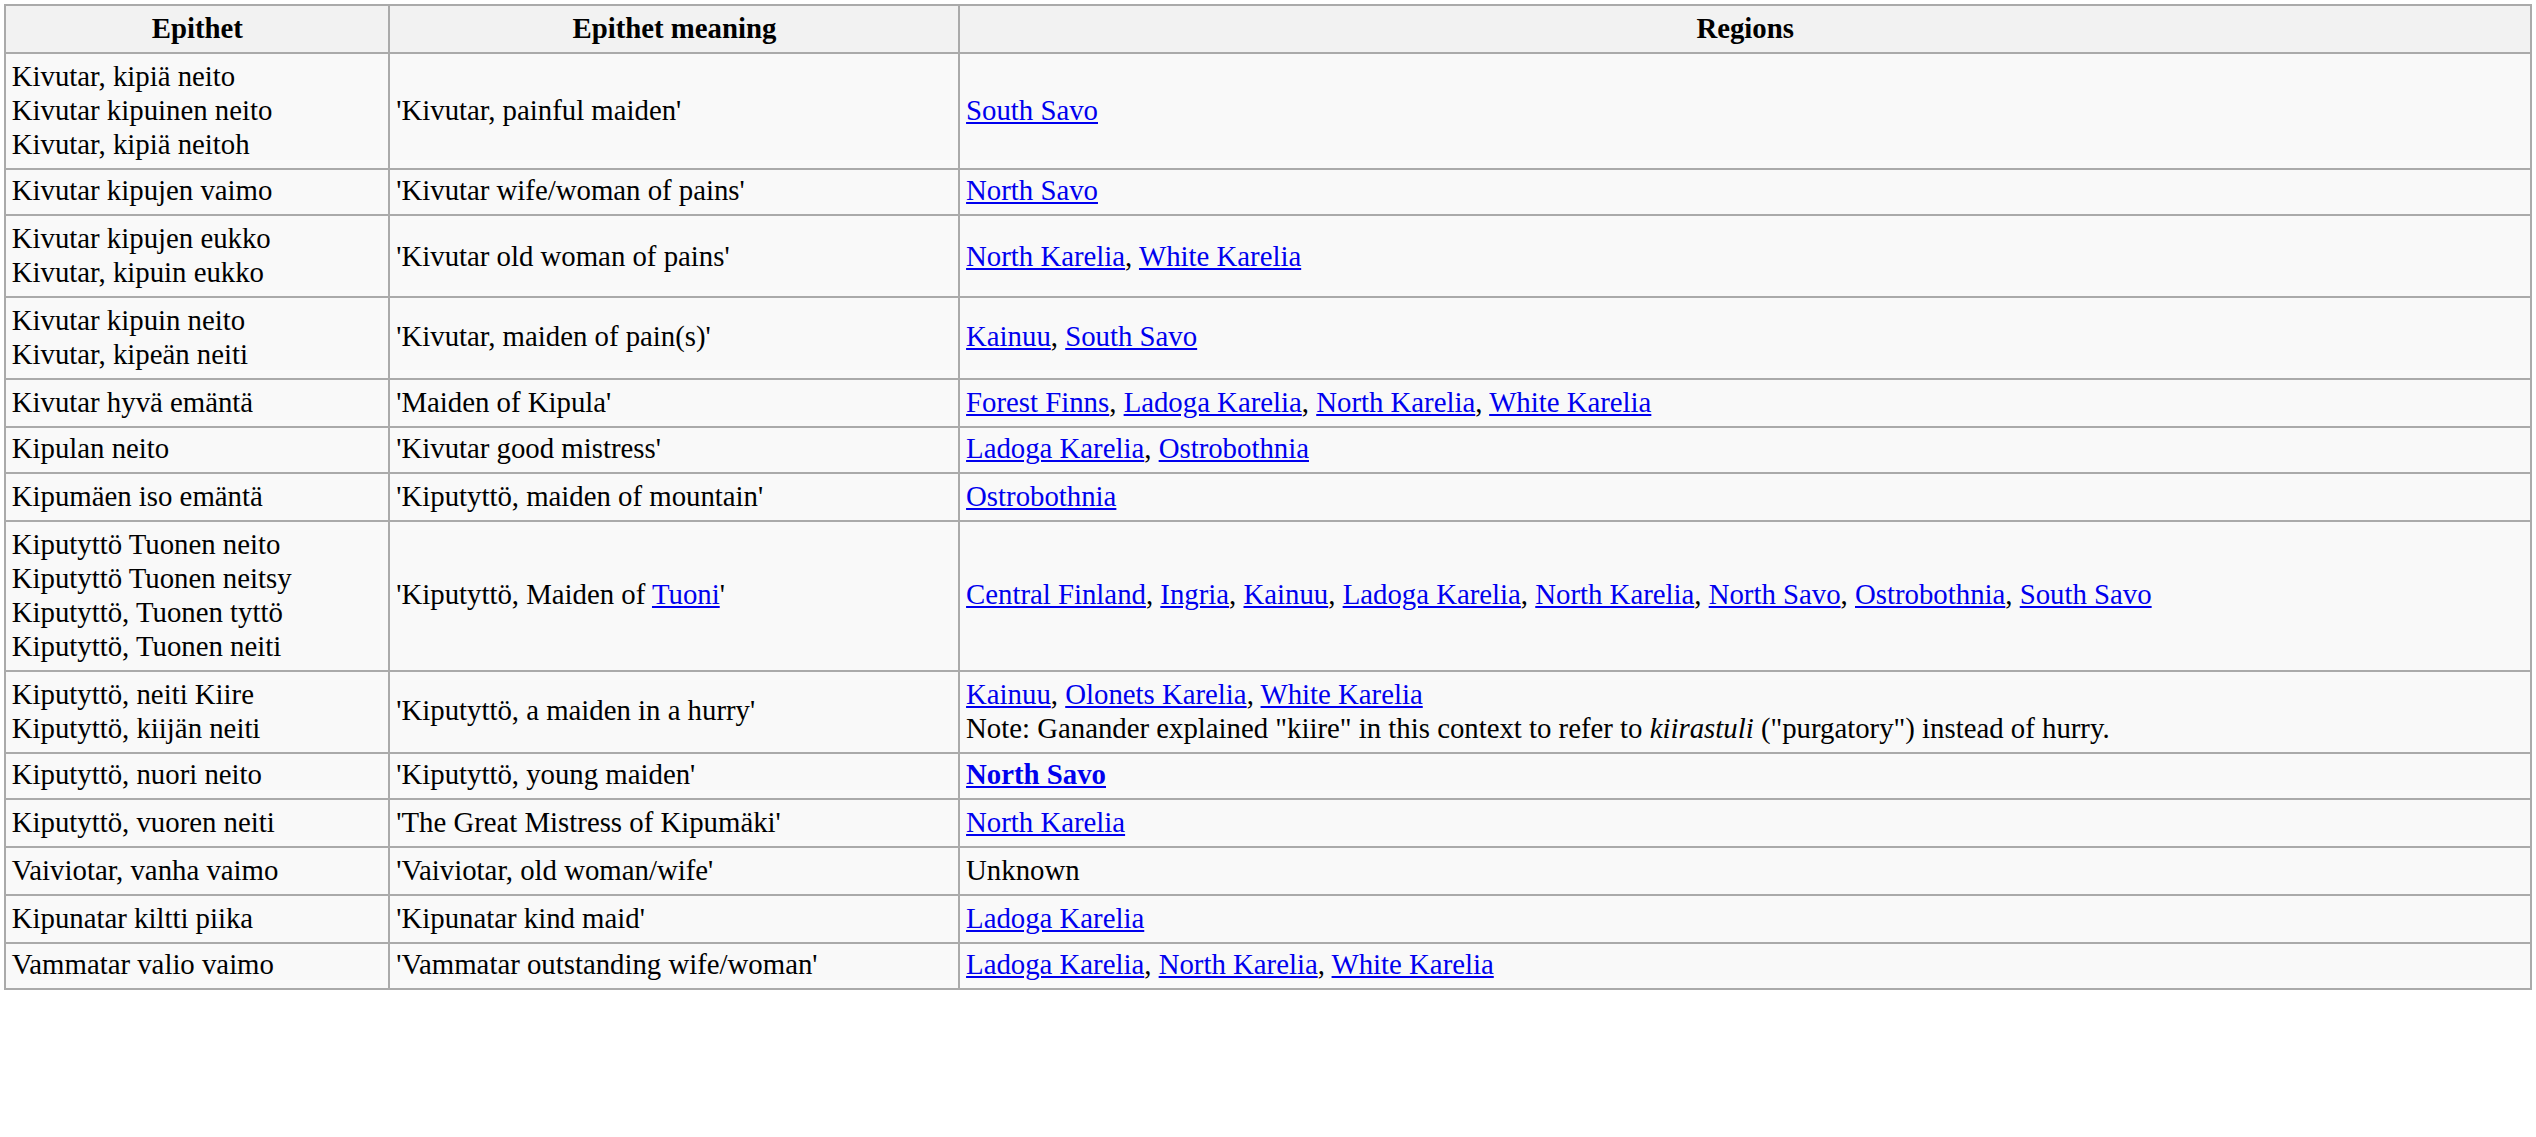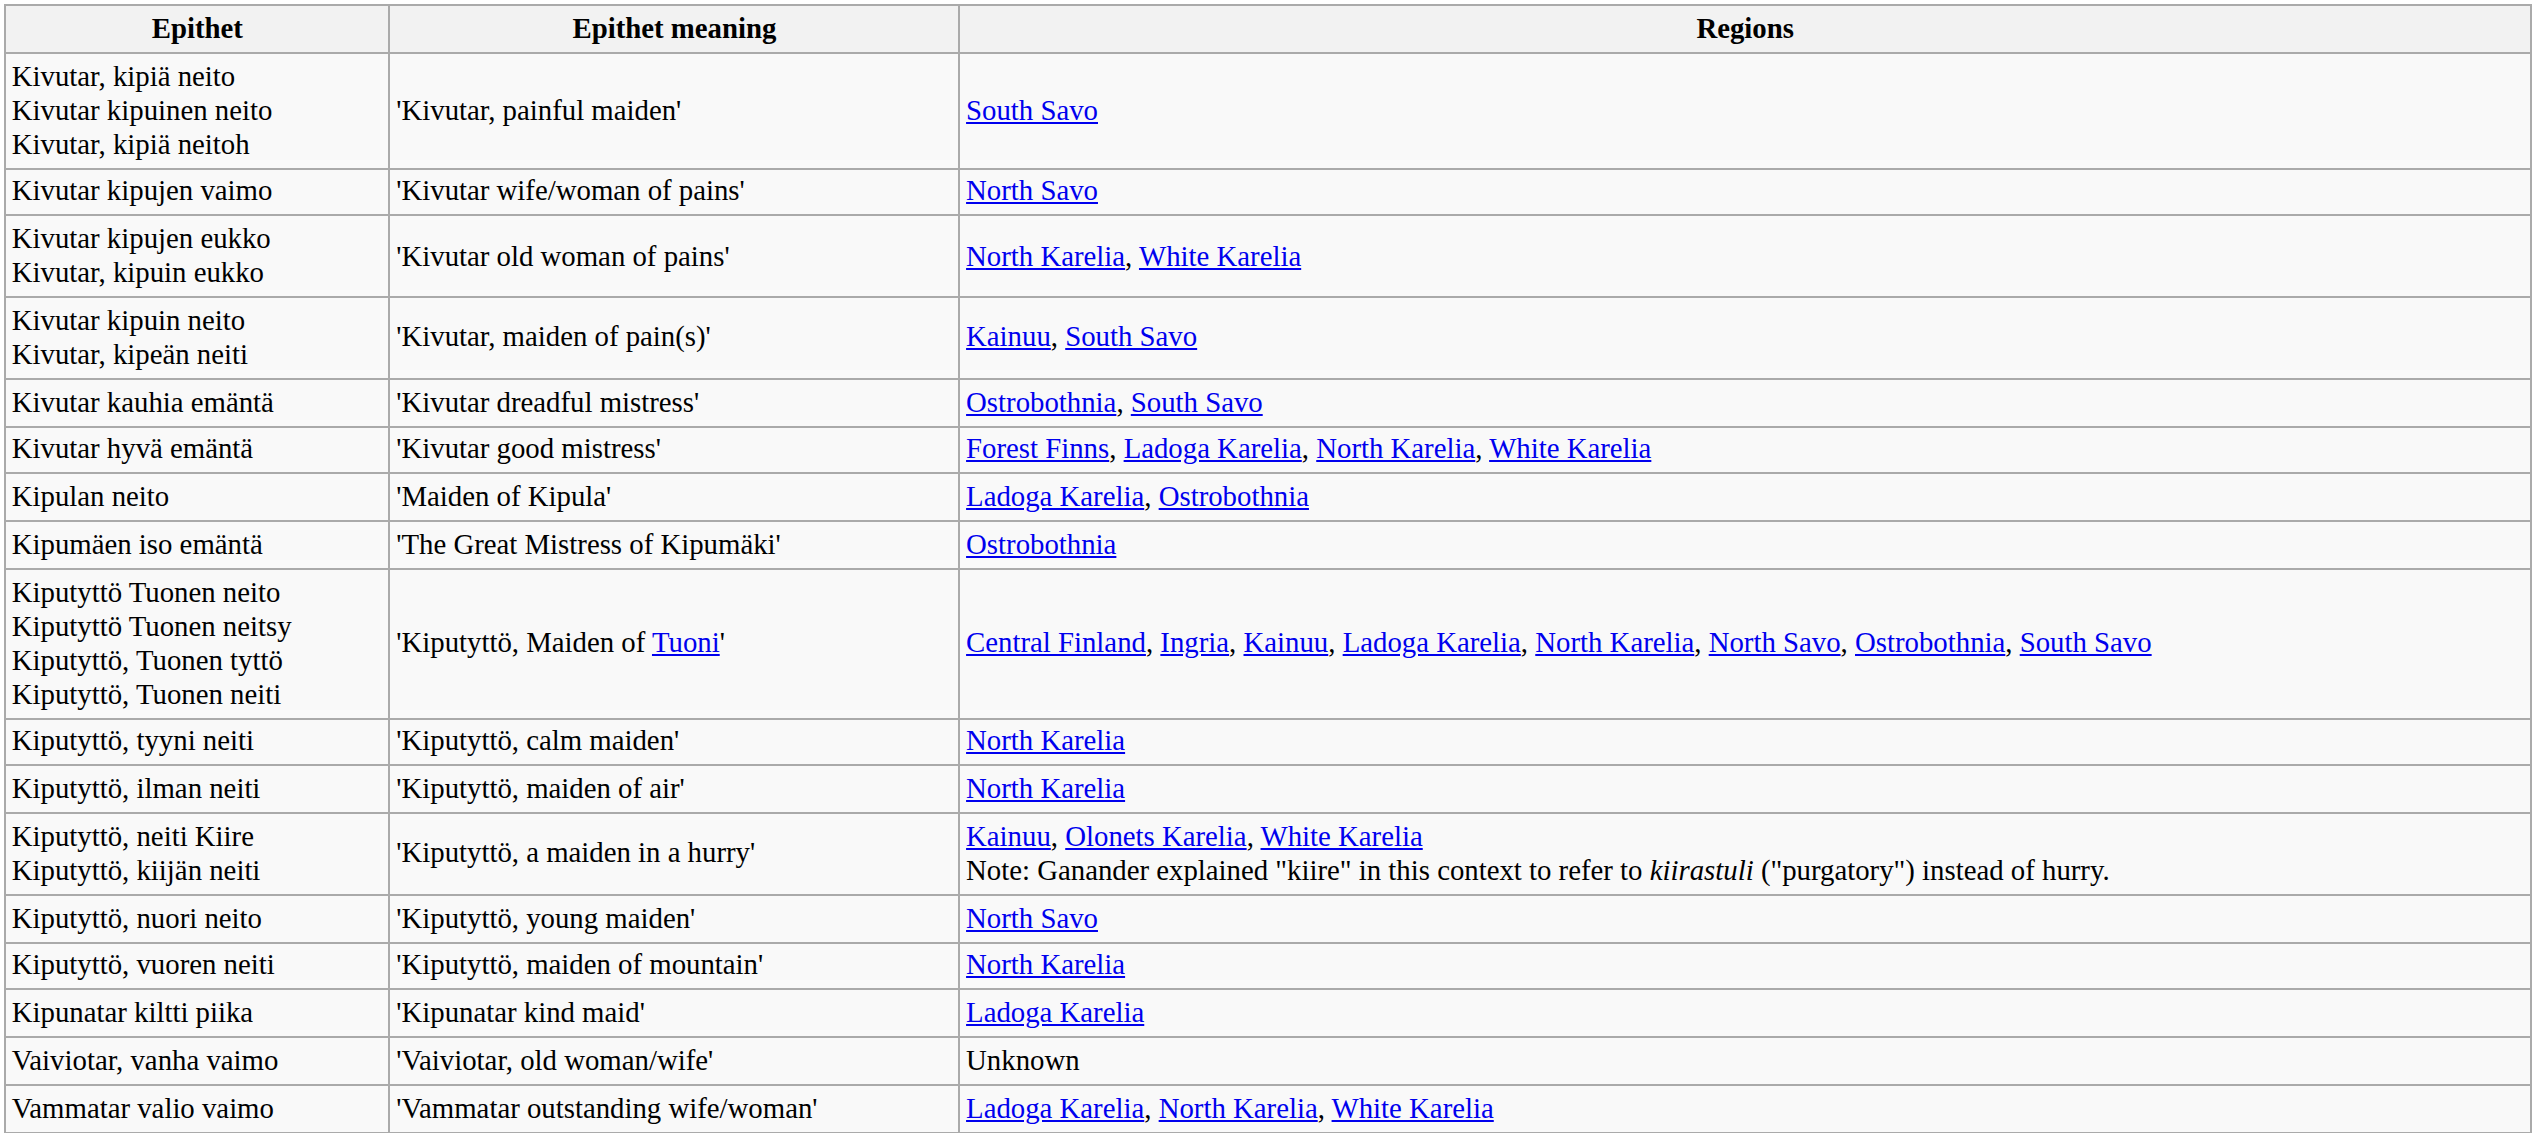+ row: (143, 402)
(504, 402) 'Maiden of Kipula' -> (529, 449) 'Kivutar good mistress'
(529, 449) 'Kivutar good mistress' -> (504, 497) 'Maiden of Kipula'
(580, 497) 'Kiputyttö, maiden of mountain' -> (589, 544) 'The Great Mistress of Kipumäki'
+ row: (133, 741)
+ row: (136, 789)
(1036, 775) bold -> (1032, 918) normal
(589, 823) 'The Great Mistress of Kipumäki' -> (580, 965) 'Kiputyttö, maiden of mountain'
rows swapped: (132, 918) <-> (145, 870)
